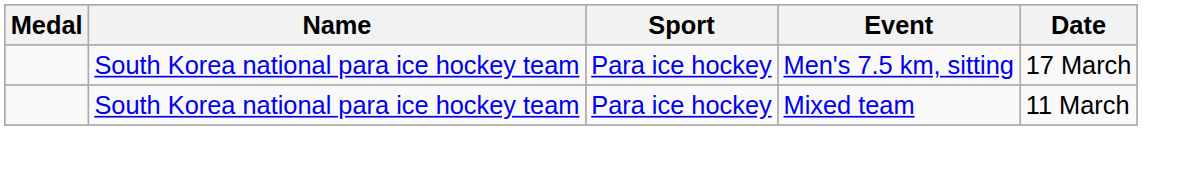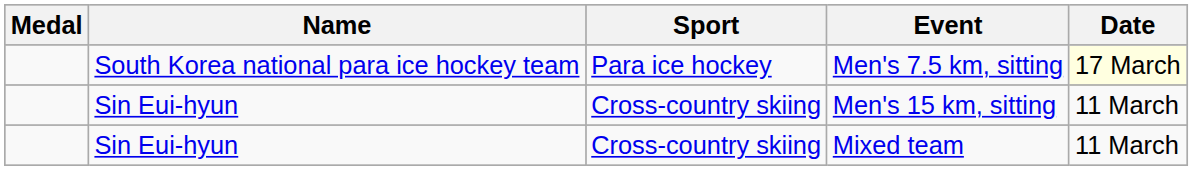(1079, 65) no background -> (1128, 65) lightyellow background
+ row: (944, 105)
(337, 105) South Korea national para ice hockey team -> (166, 146) Sin Eui-hyun
(681, 105) Para ice hockey -> (706, 146) Cross-country skiing
